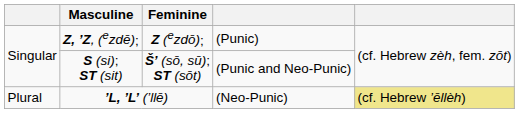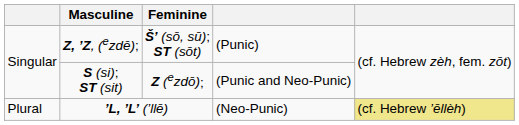(177, 38) Z (ezdō); -> (177, 44) Š’ (sō, sū); ST (sōt)
(177, 68) Š’ (sō, sū); ST (sōt) -> (177, 80) Z (ezdō);
